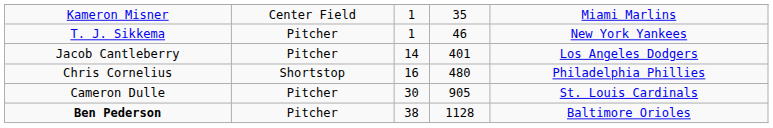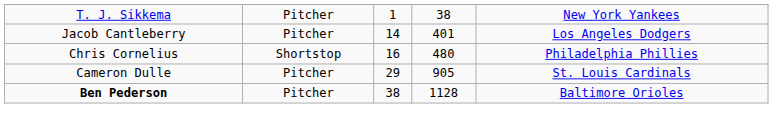- row: (118, 14)
(460, 34) 46 -> (443, 14) 38
(411, 93) 30 -> (393, 73) 29
